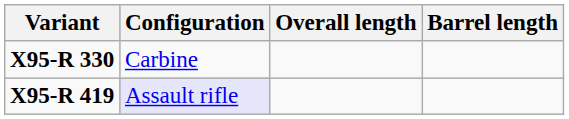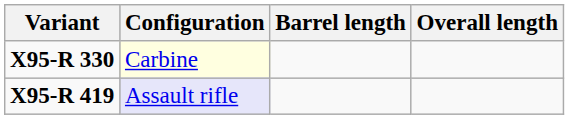columns swapped: (493, 22) <-> (346, 22)
(161, 59) no background -> (161, 59) lightyellow background
